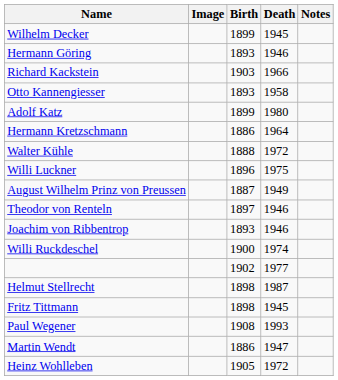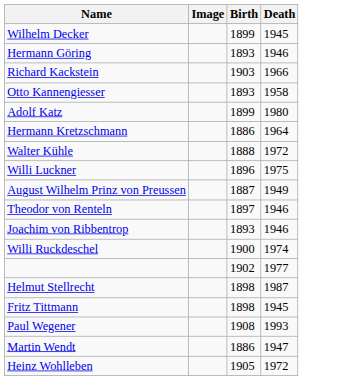- column: (316, 14)
